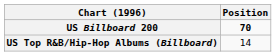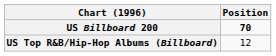(245, 43) 14 -> (245, 43) 12
